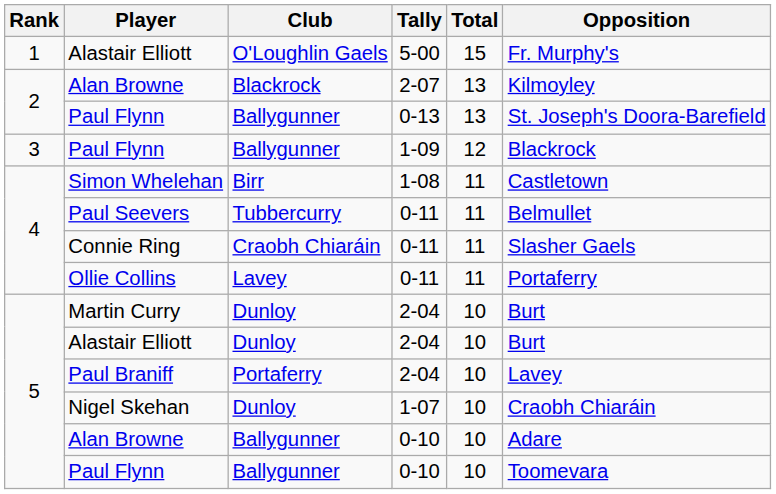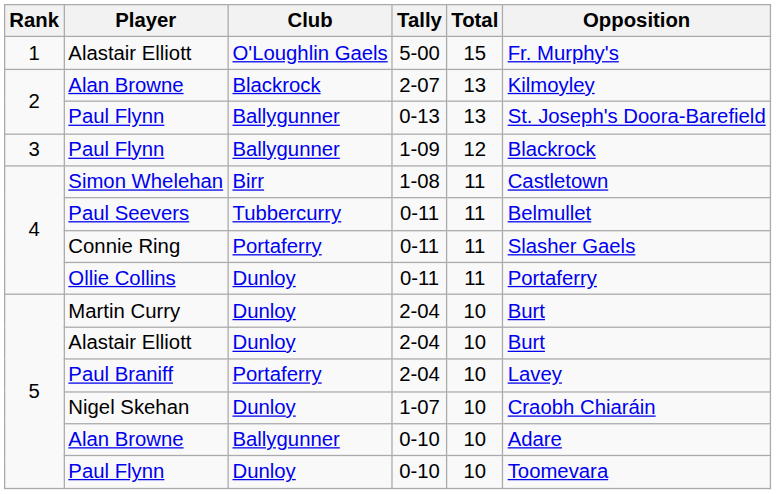(306, 246) Craobh Chiaráin -> (277, 246) Portaferry
(260, 278) Lavey -> (264, 278) Dunloy
(286, 471) Ballygunner -> (264, 471) Dunloy
